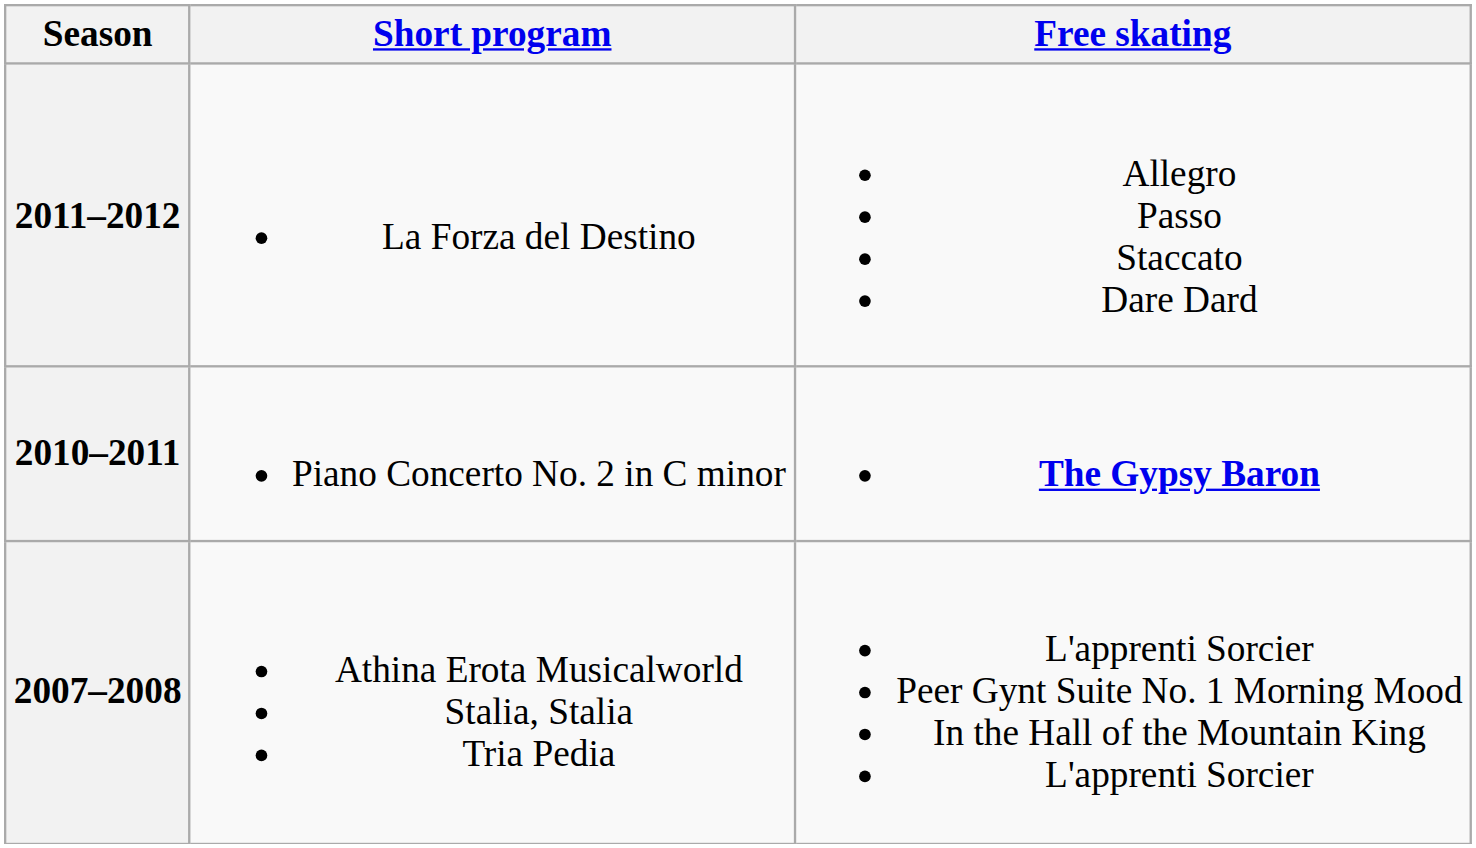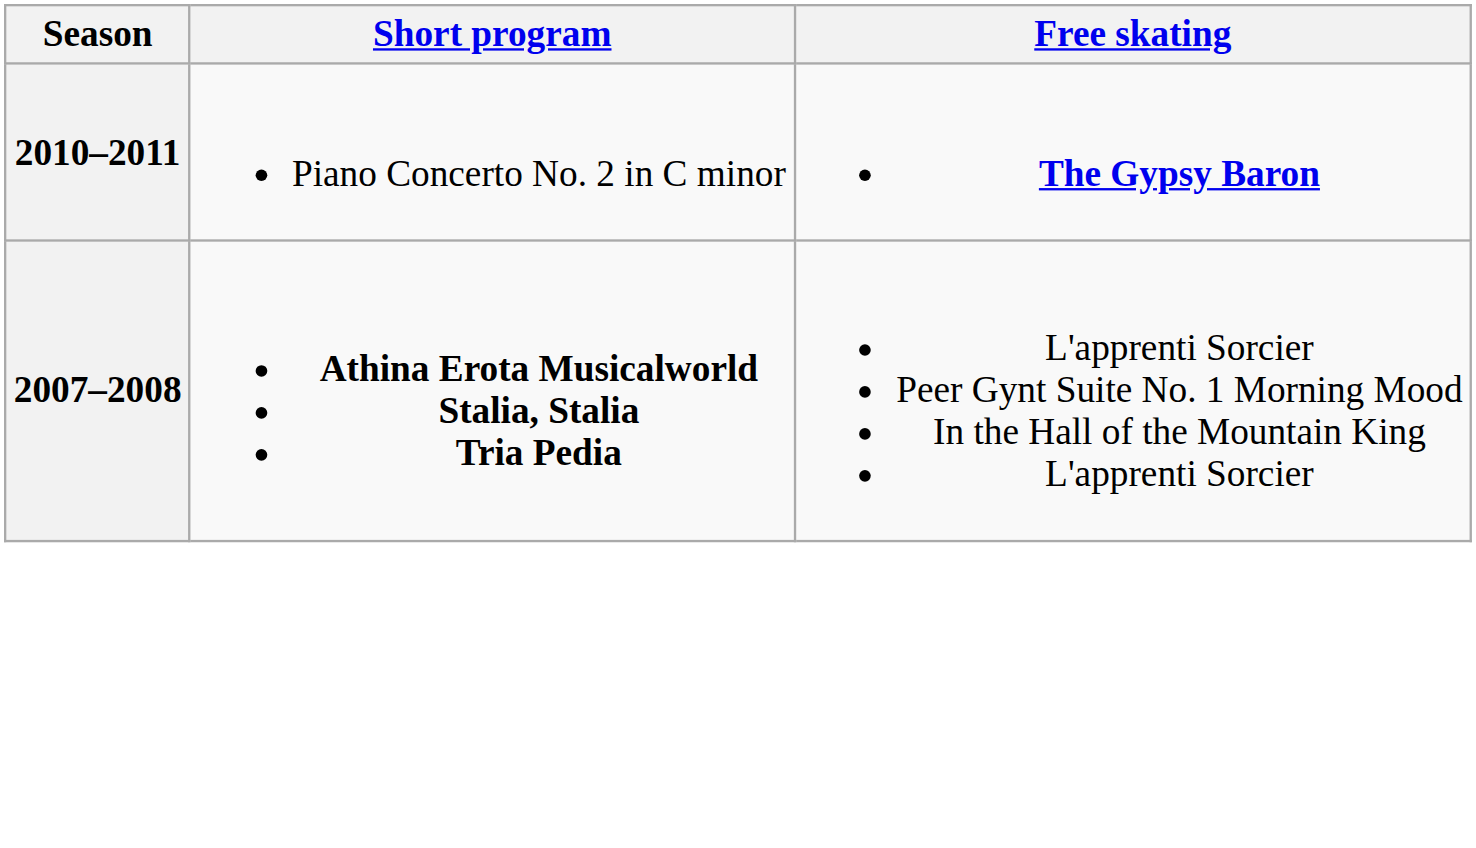- row: (98, 214)
(492, 713) normal -> (492, 412) bold
